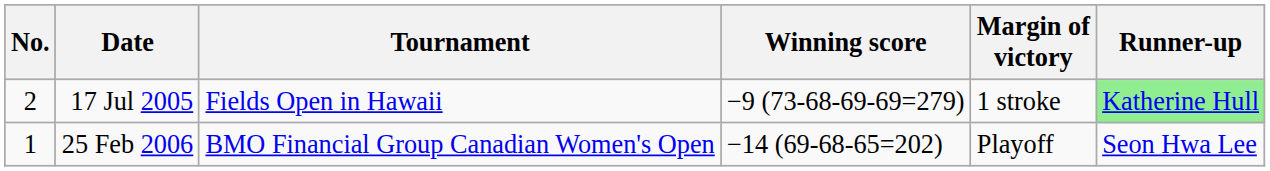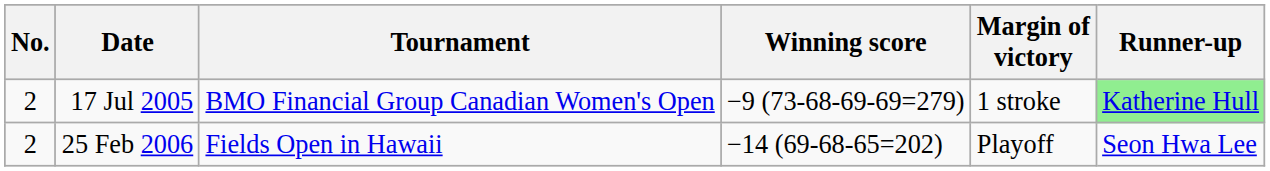(324, 100) Fields Open in Hawaii -> (460, 100) BMO Financial Group Canadian Women's Open
(30, 144) 1 -> (30, 144) 2
(460, 144) BMO Financial Group Canadian Women's Open -> (324, 144) Fields Open in Hawaii
